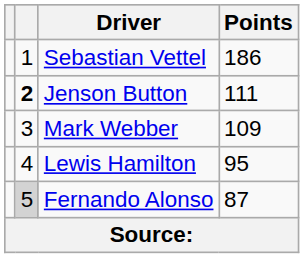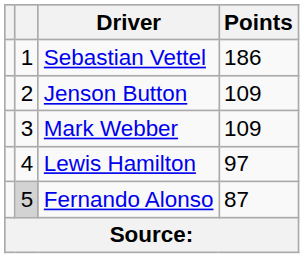(27, 93) bold -> (27, 93) normal
(241, 93) 111 -> (243, 93) 109
(237, 164) 95 -> (237, 164) 97
